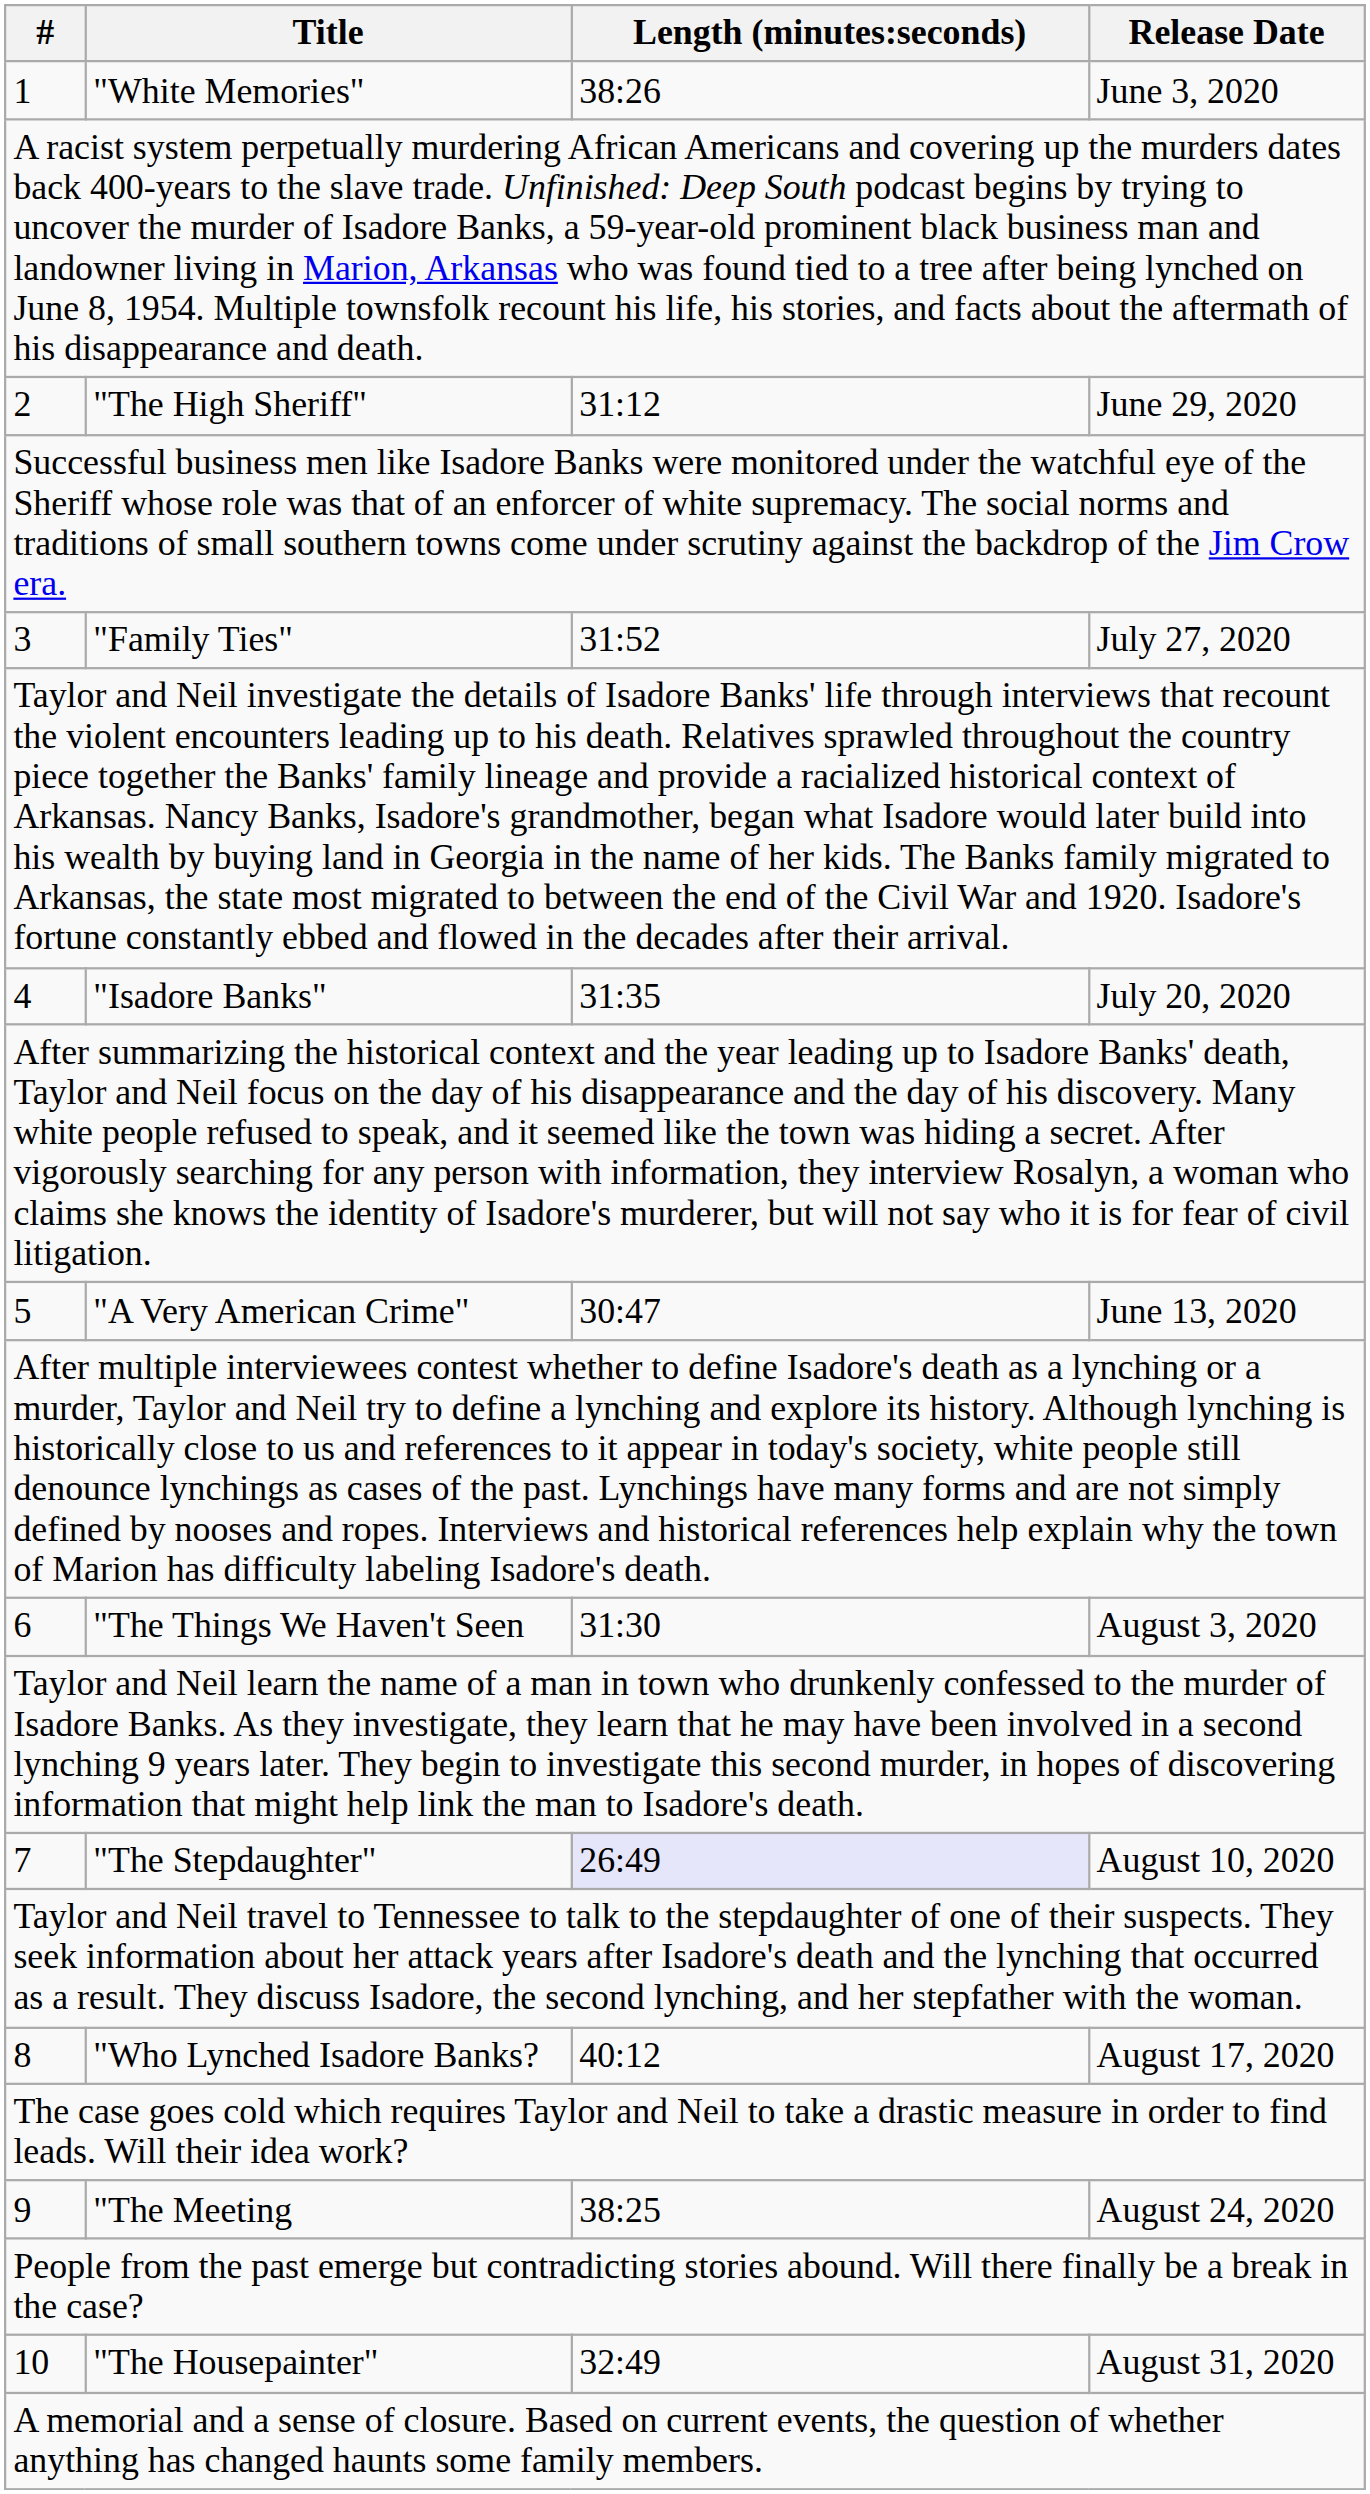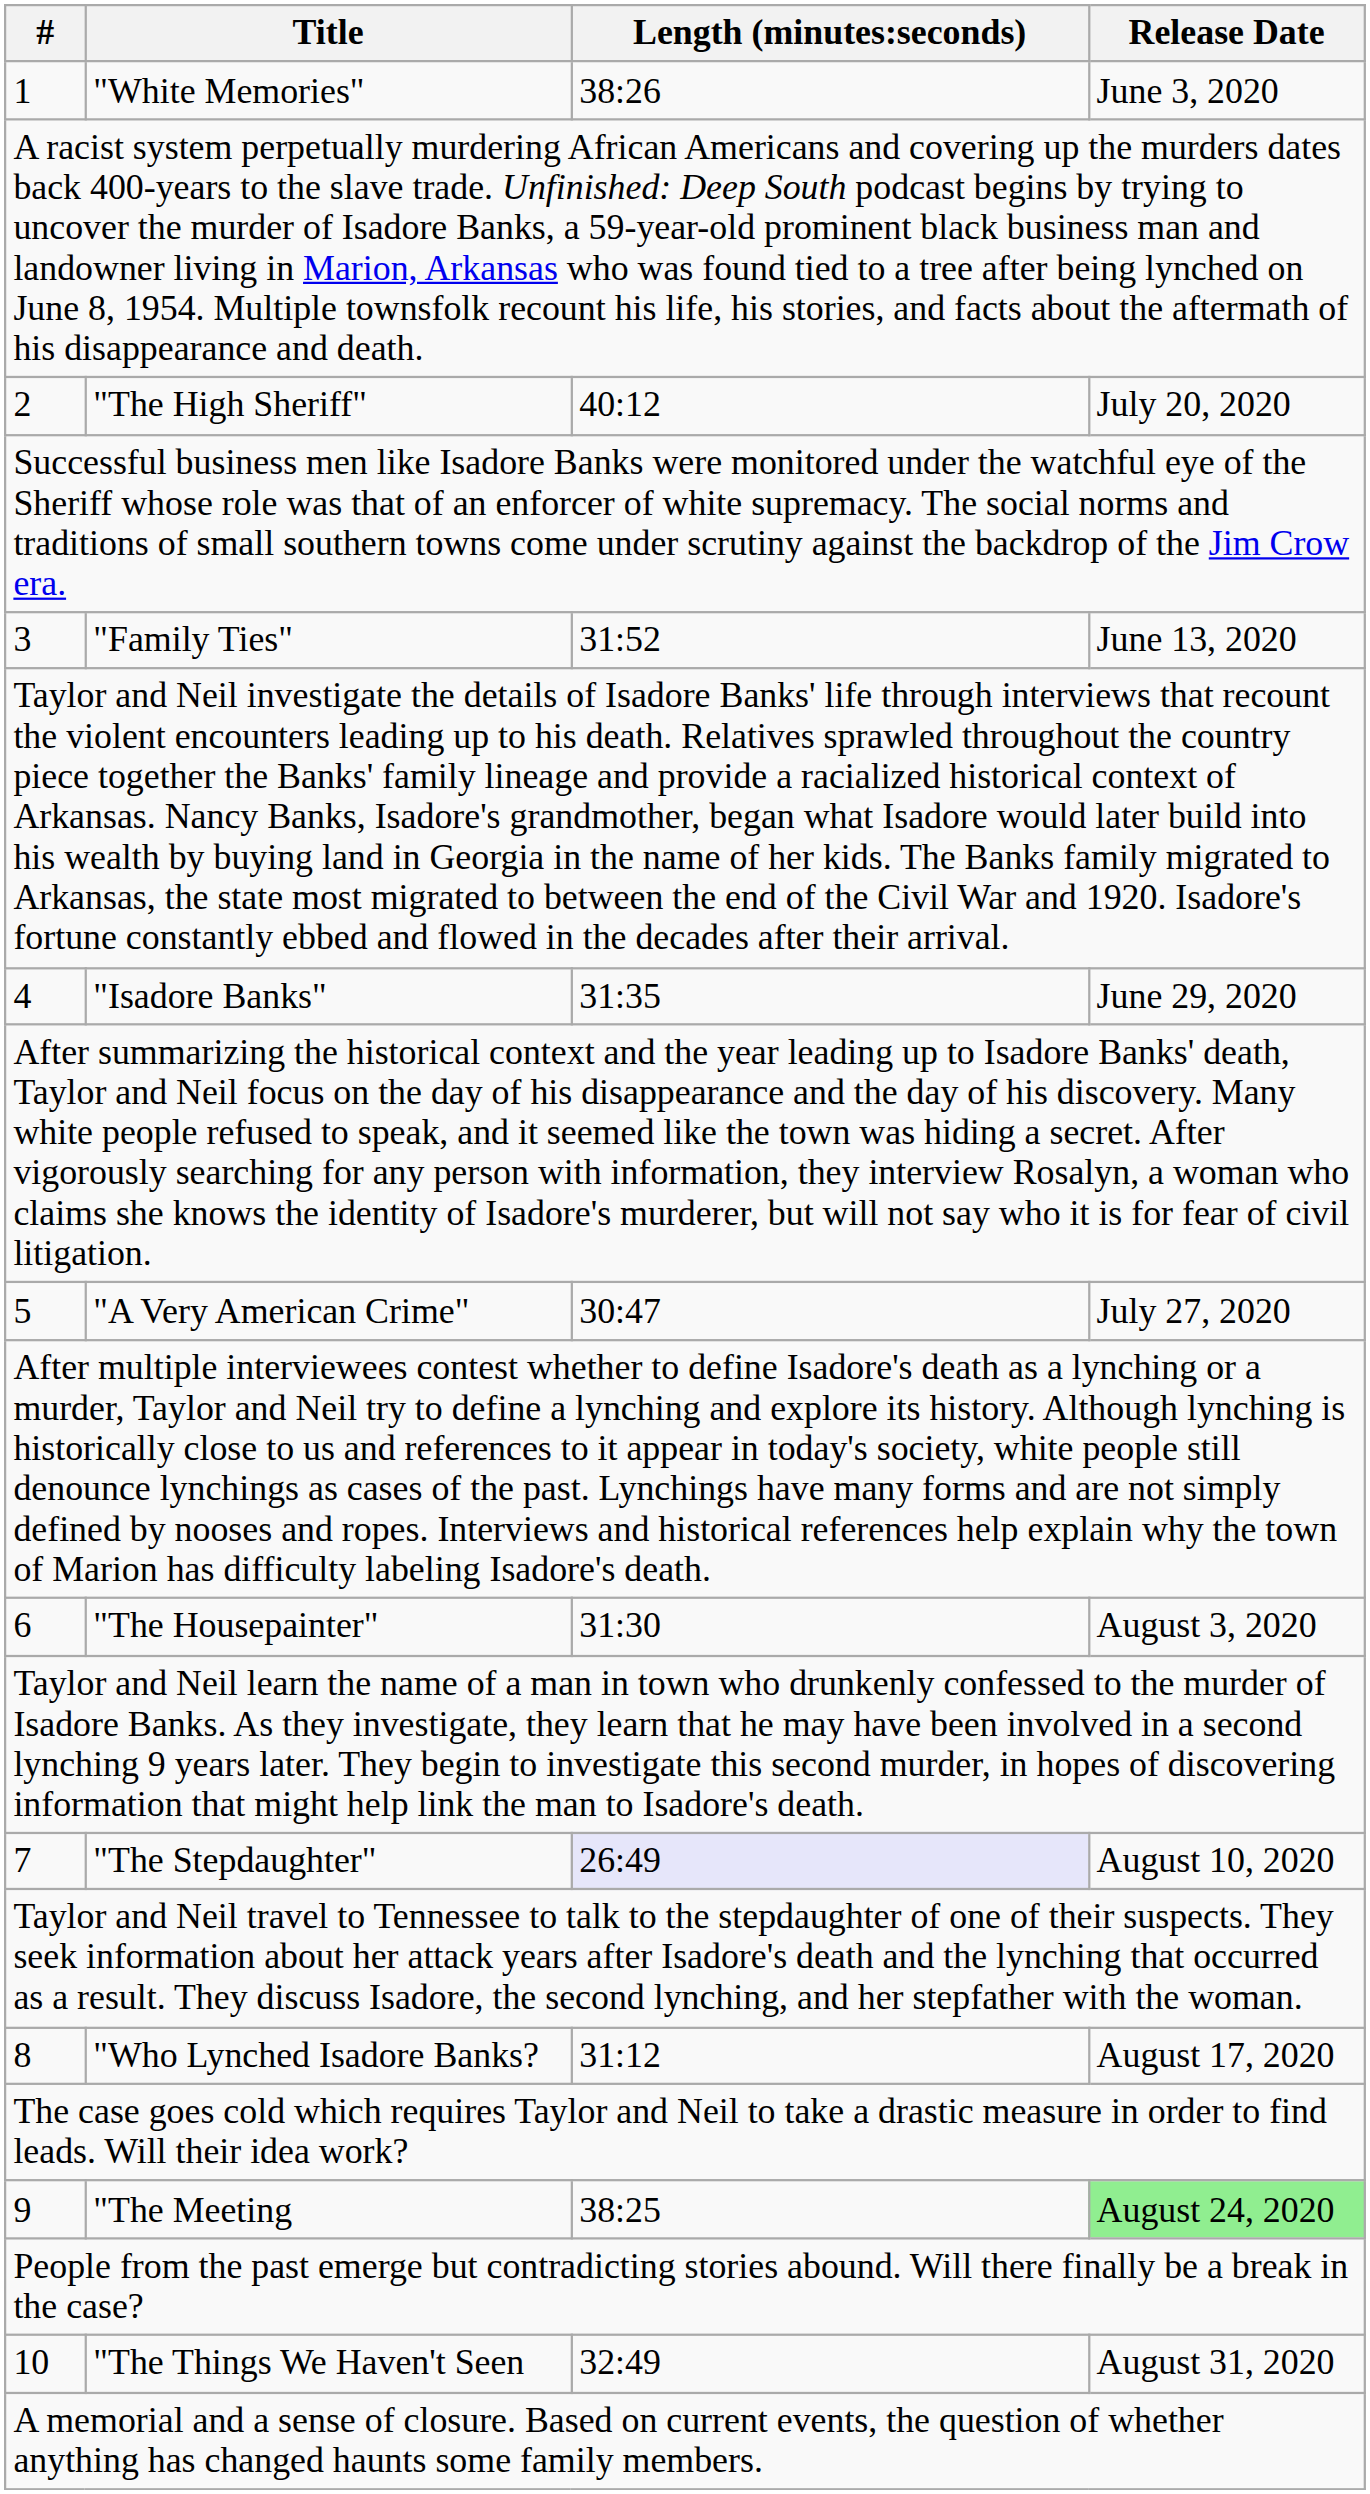(620, 405) 31:12 -> (620, 405) 40:12
(1197, 405) June 29, 2020 -> (1194, 405) July 20, 2020
(1194, 639) July 27, 2020 -> (1197, 639) June 13, 2020
(1194, 995) July 20, 2020 -> (1197, 995) June 29, 2020
(1197, 1310) June 13, 2020 -> (1194, 1310) July 27, 2020
(309, 1625) "The Things We Haven't Seen -> (236, 1625) "The Housepainter"
(620, 2054) 40:12 -> (620, 2054) 31:12
(1216, 2208) no background -> (1216, 2208) lightgreen background
(236, 2362) "The Housepainter" -> (309, 2362) "The Things We Haven't Seen
